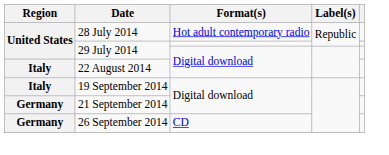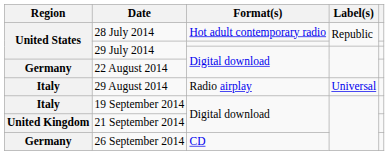(40, 68) Italy -> (48, 68) Germany
+ row: (131, 86)
(40, 104) Germany -> (48, 123) United Kingdom
